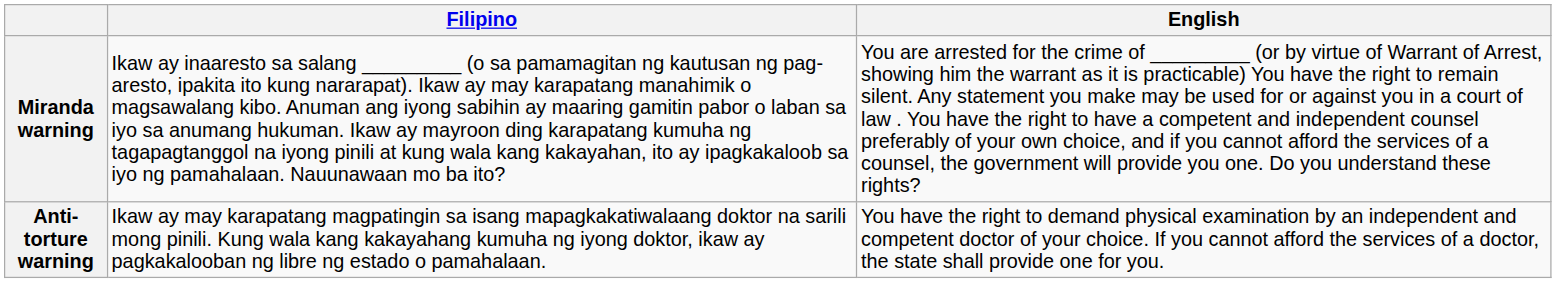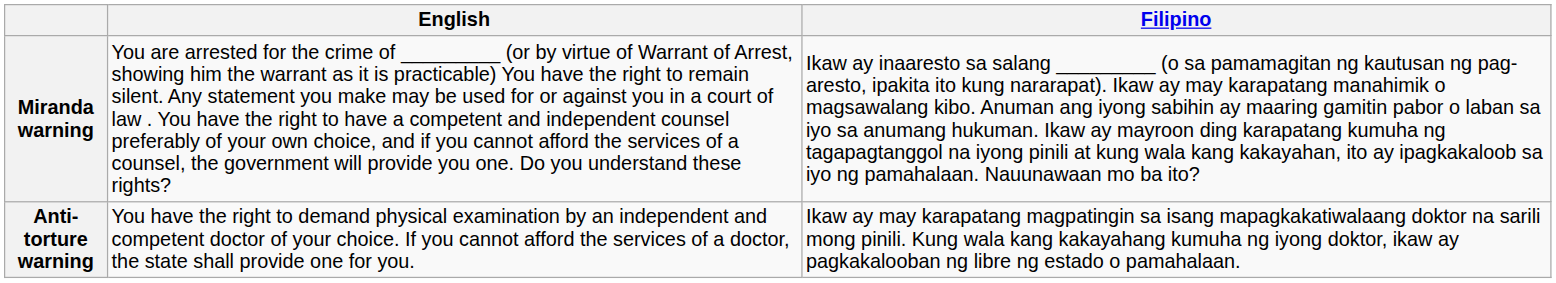columns swapped: (1204, 20) <-> (482, 20)
